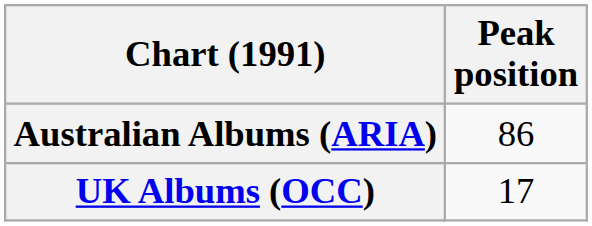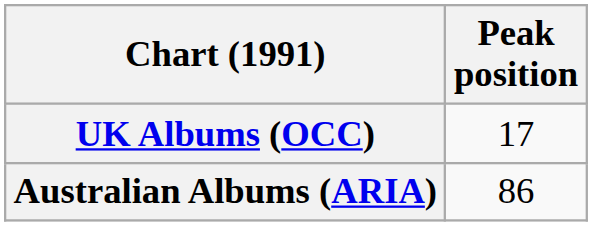rows swapped: (225, 132) <-> (225, 190)
